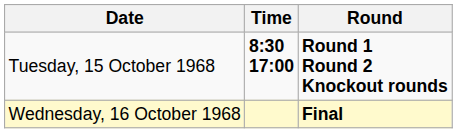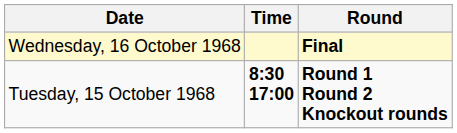rows swapped: (112, 66) <-> (125, 113)
